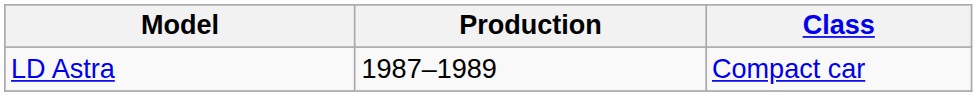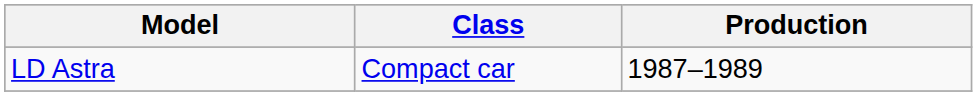columns swapped: (839, 25) <-> (531, 25)
